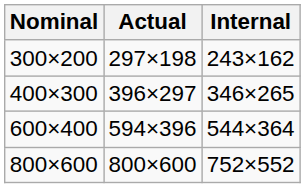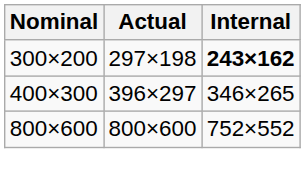(251, 57) normal -> (251, 57) bold
- row: (54, 128)
